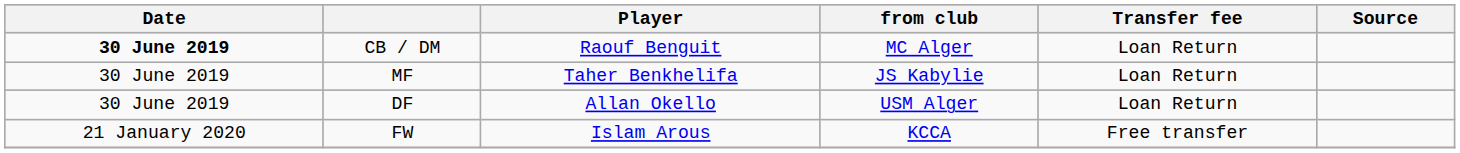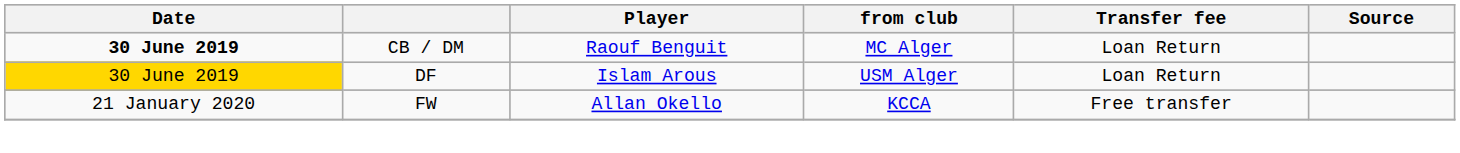- row: (402, 76)
(164, 105) no background -> (174, 76) gold background
(651, 105) Allan Okello -> (657, 76) Islam Arous
(651, 133) Islam Arous -> (657, 105) Allan Okello
